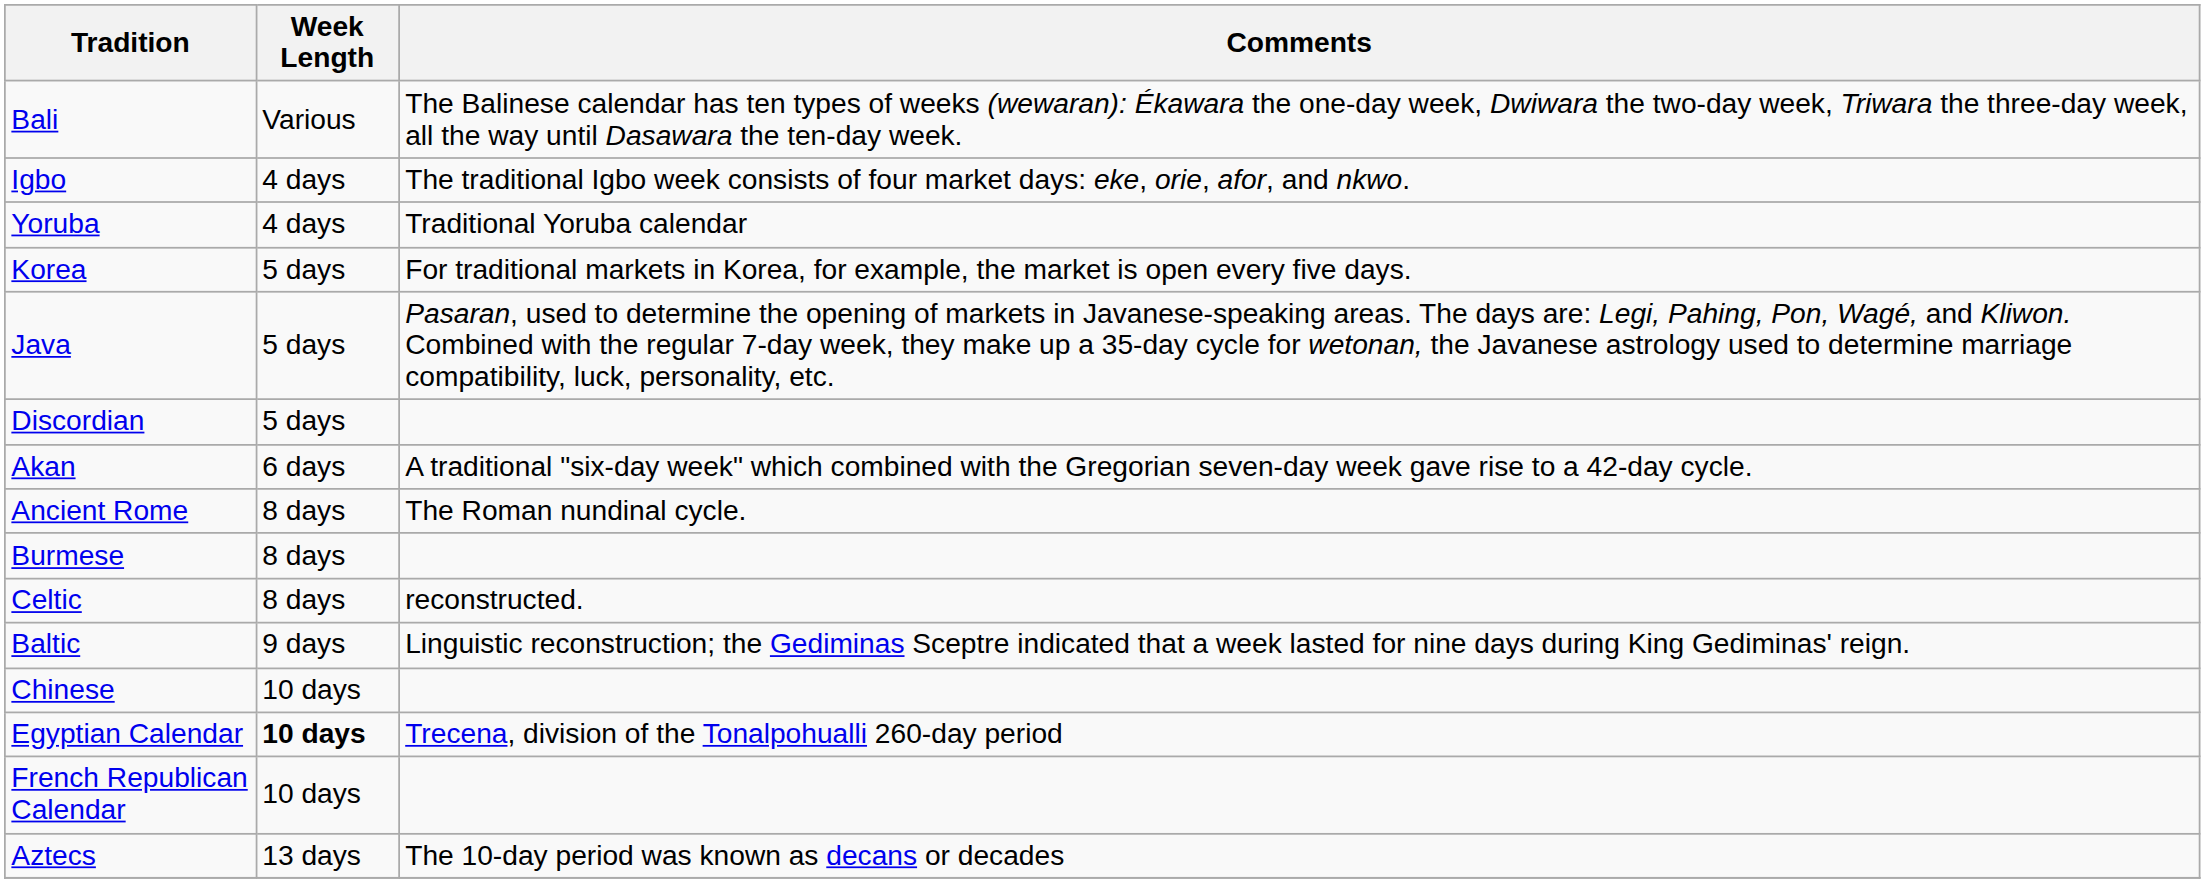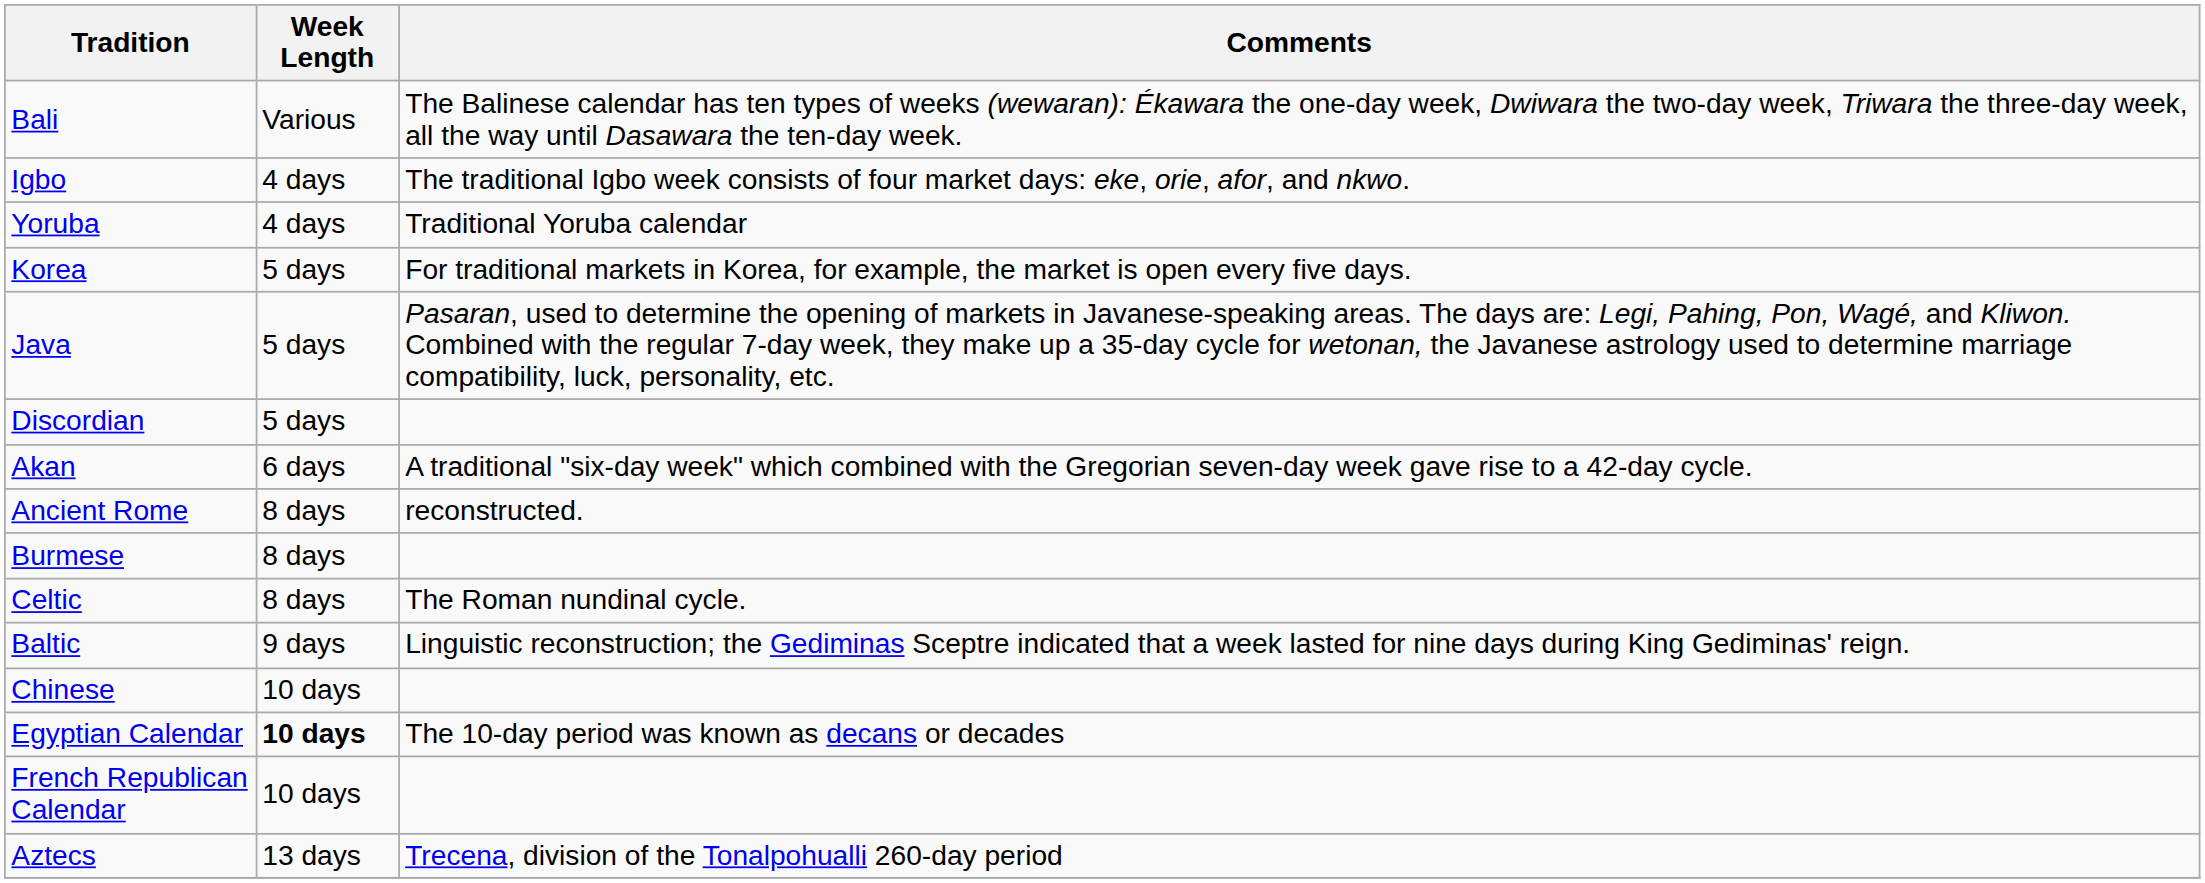(576, 510) The Roman nundinal cycle. -> (494, 510) reconstructed.
(494, 600) reconstructed. -> (576, 600) The Roman nundinal cycle.
(734, 734) Trecena, division of the Tonalpohualli 260-day period -> (735, 734) The 10-day period was known as decans or decades
(735, 855) The 10-day period was known as decans or decades -> (734, 855) Trecena, division of the Tonalpohualli 260-day period
